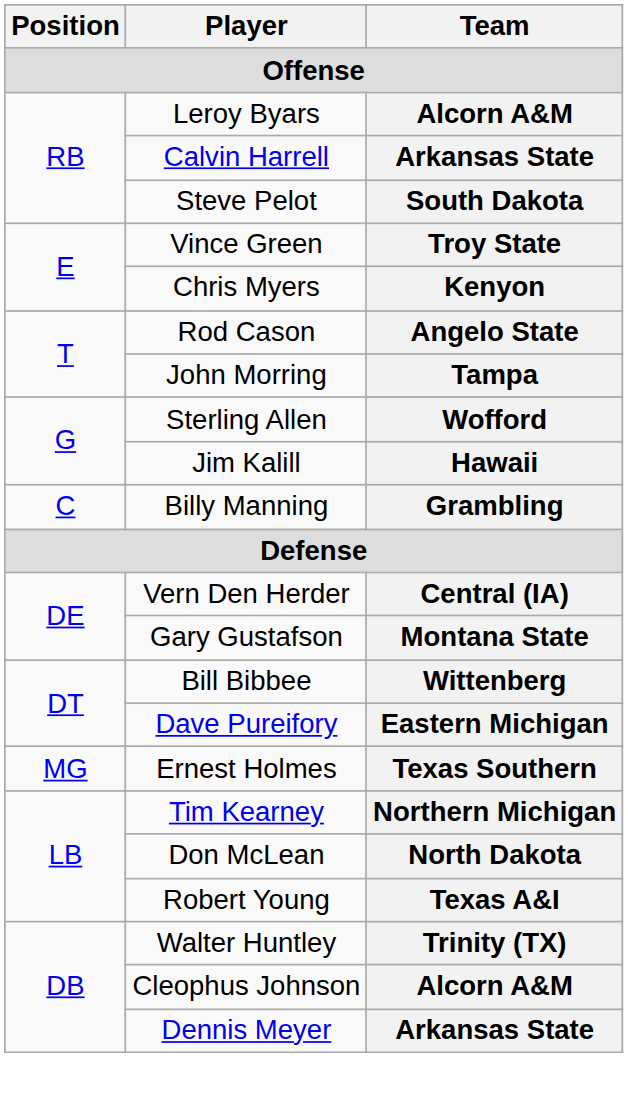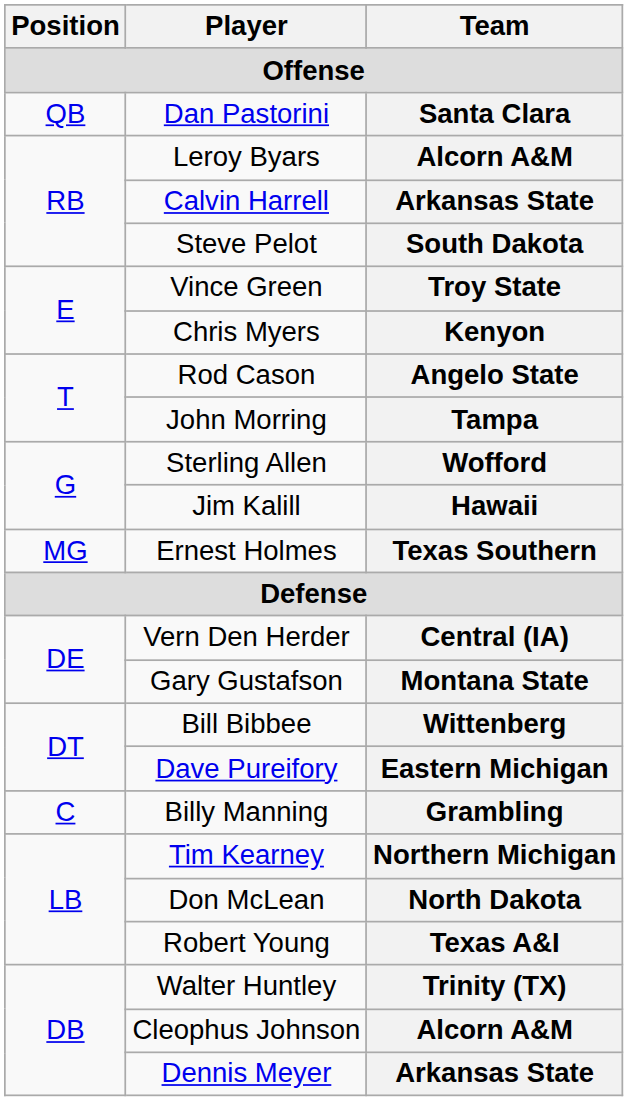+ row: (246, 113)
rows swapped: (246, 506) <-> (246, 768)
